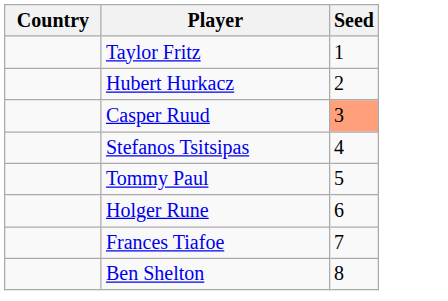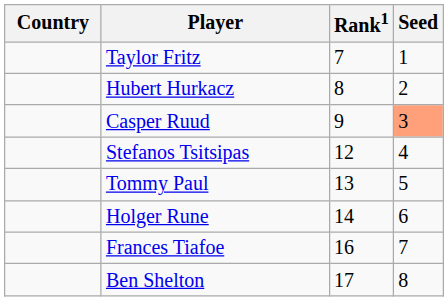+ column: (361, 23)
